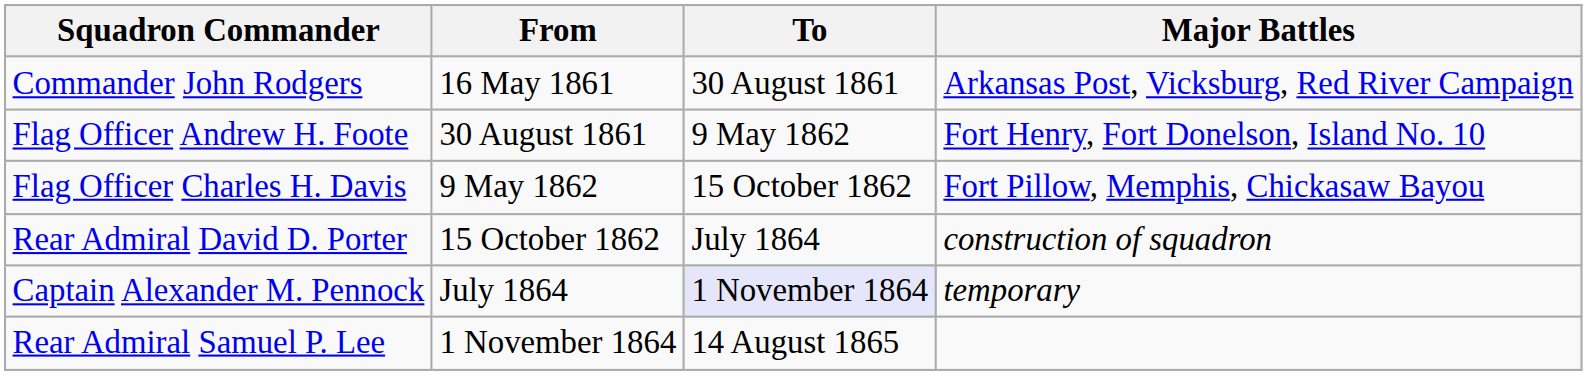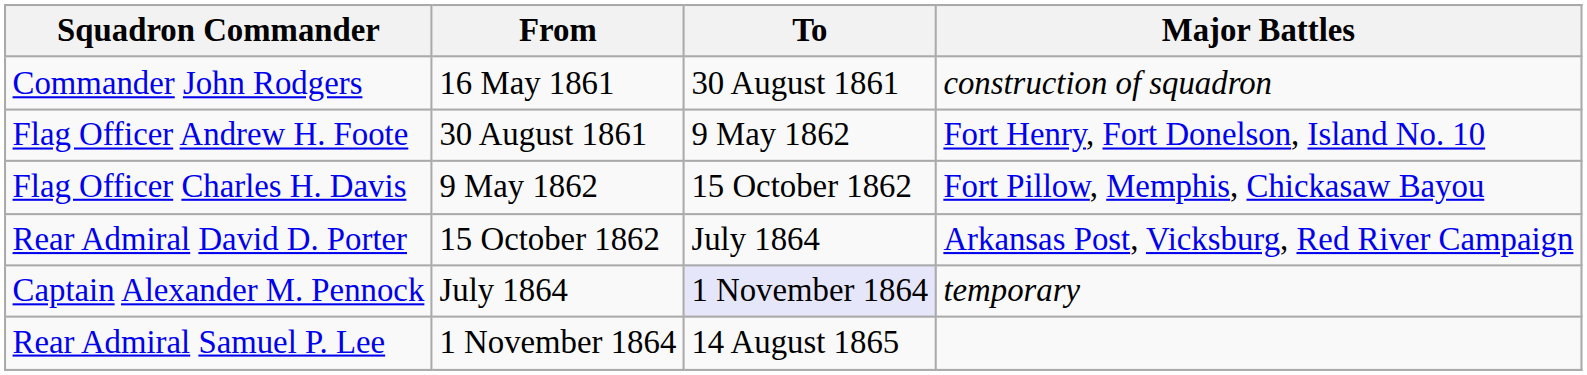(1258, 82) Arkansas Post, Vicksburg, Red River Campaign -> (1108, 82) construction of squadron
(1108, 238) construction of squadron -> (1258, 238) Arkansas Post, Vicksburg, Red River Campaign
